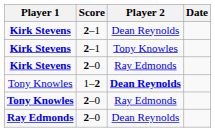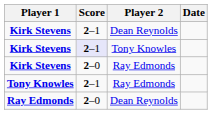(92, 48) no background -> (92, 48) lavender background
- row: (40, 83)
(92, 100) 2–0 -> (92, 83) 2–1
